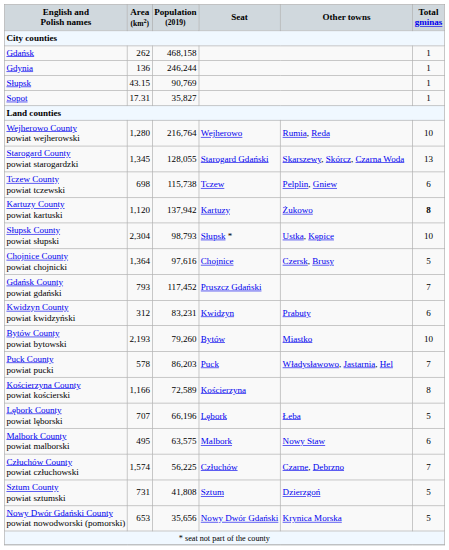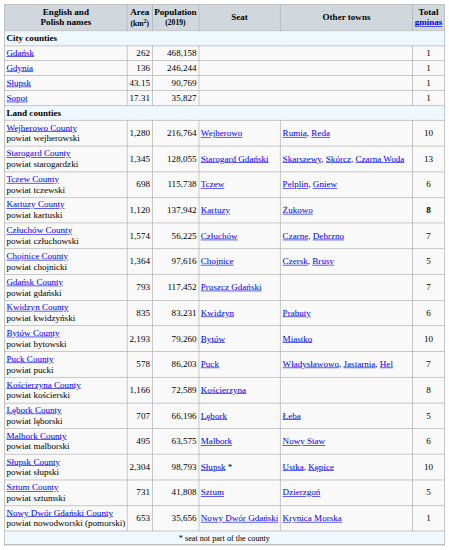rows swapped: (33, 236) <-> (43, 467)
(143, 313) 312 -> (143, 313) 835
(429, 518) 5 -> (429, 518) 1
